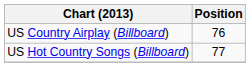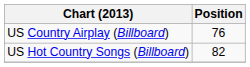(219, 52) 77 -> (219, 52) 82
